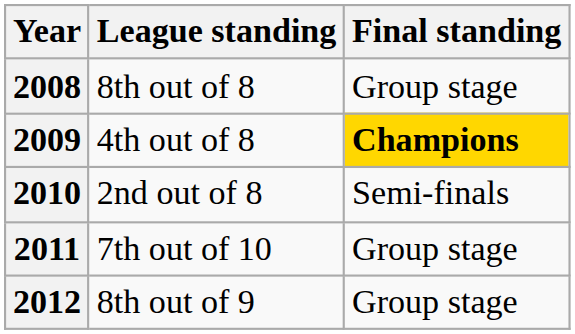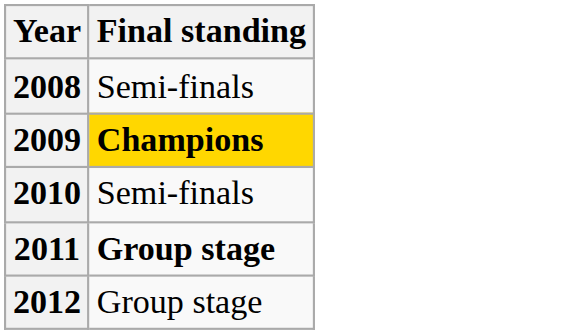- column: (217, 31)
(435, 85) Group stage -> (175, 85) Semi-finals
(435, 247) normal -> (186, 247) bold
